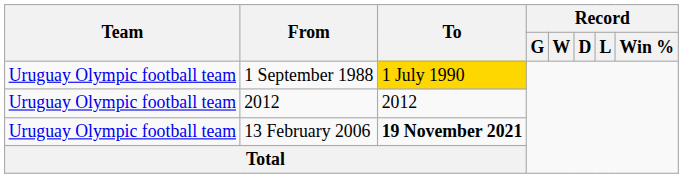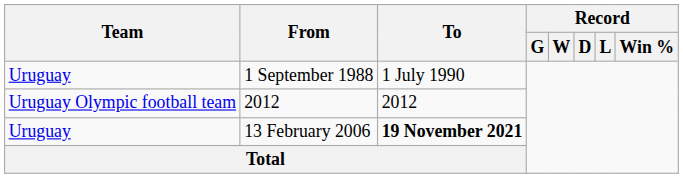(122, 74) Uruguay Olympic football team -> (40, 74) Uruguay
(423, 74) gold background -> (423, 74) no background
(122, 131) Uruguay Olympic football team -> (40, 131) Uruguay
